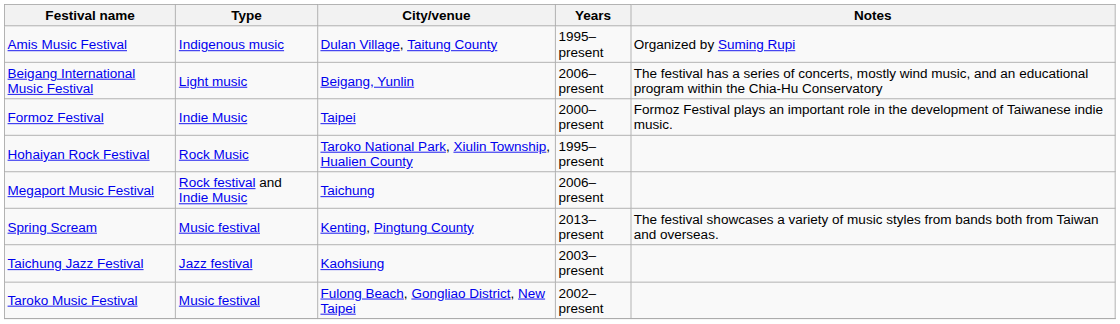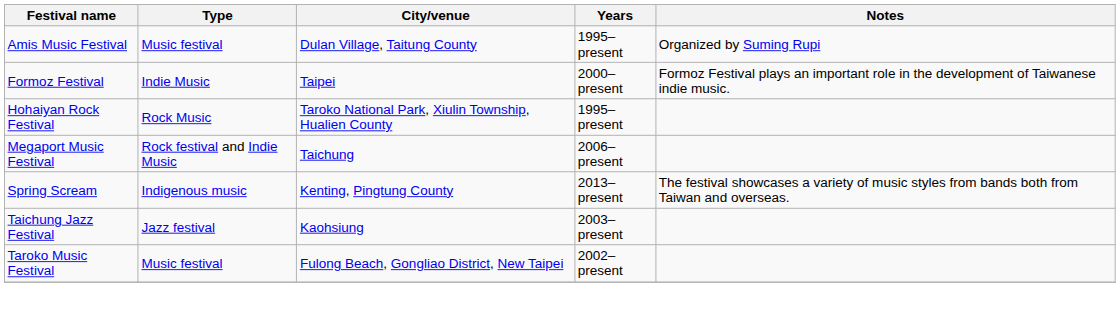(231, 44) Indigenous music -> (182, 44) Music festival
- row: (71, 81)
(219, 227) Music festival -> (194, 191) Indigenous music
